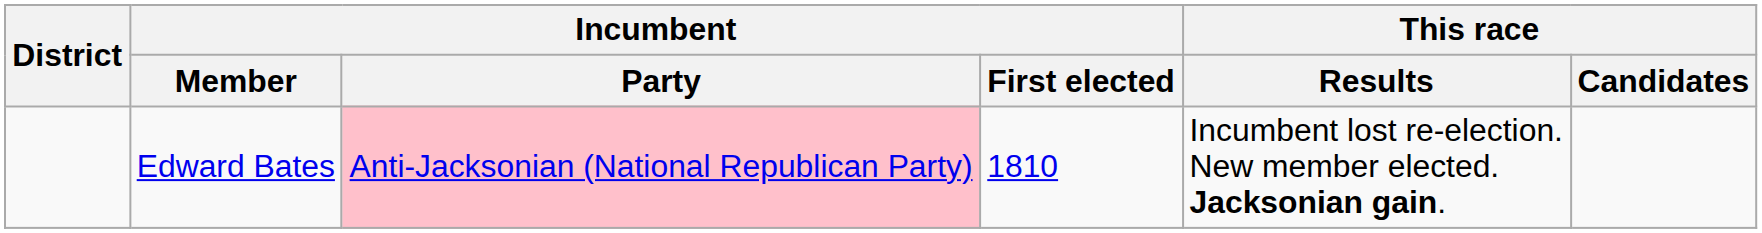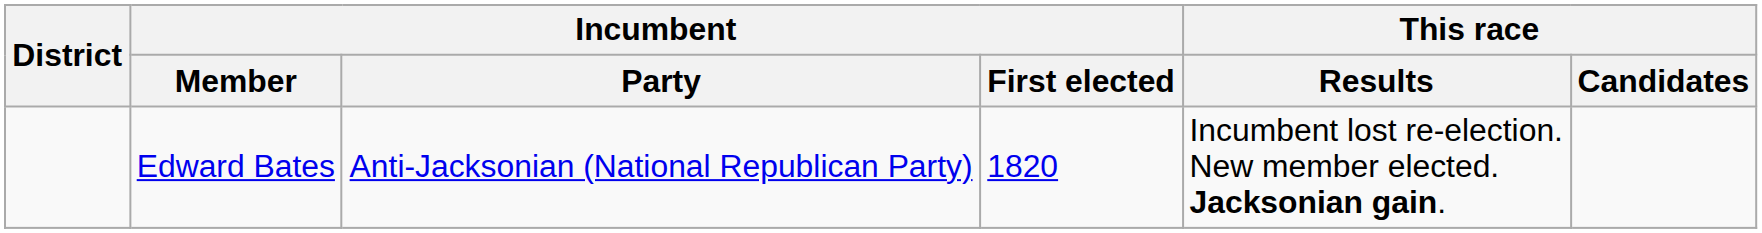(661, 166) pink background -> (661, 166) no background
(1023, 166) 1810 -> (1023, 166) 1820
